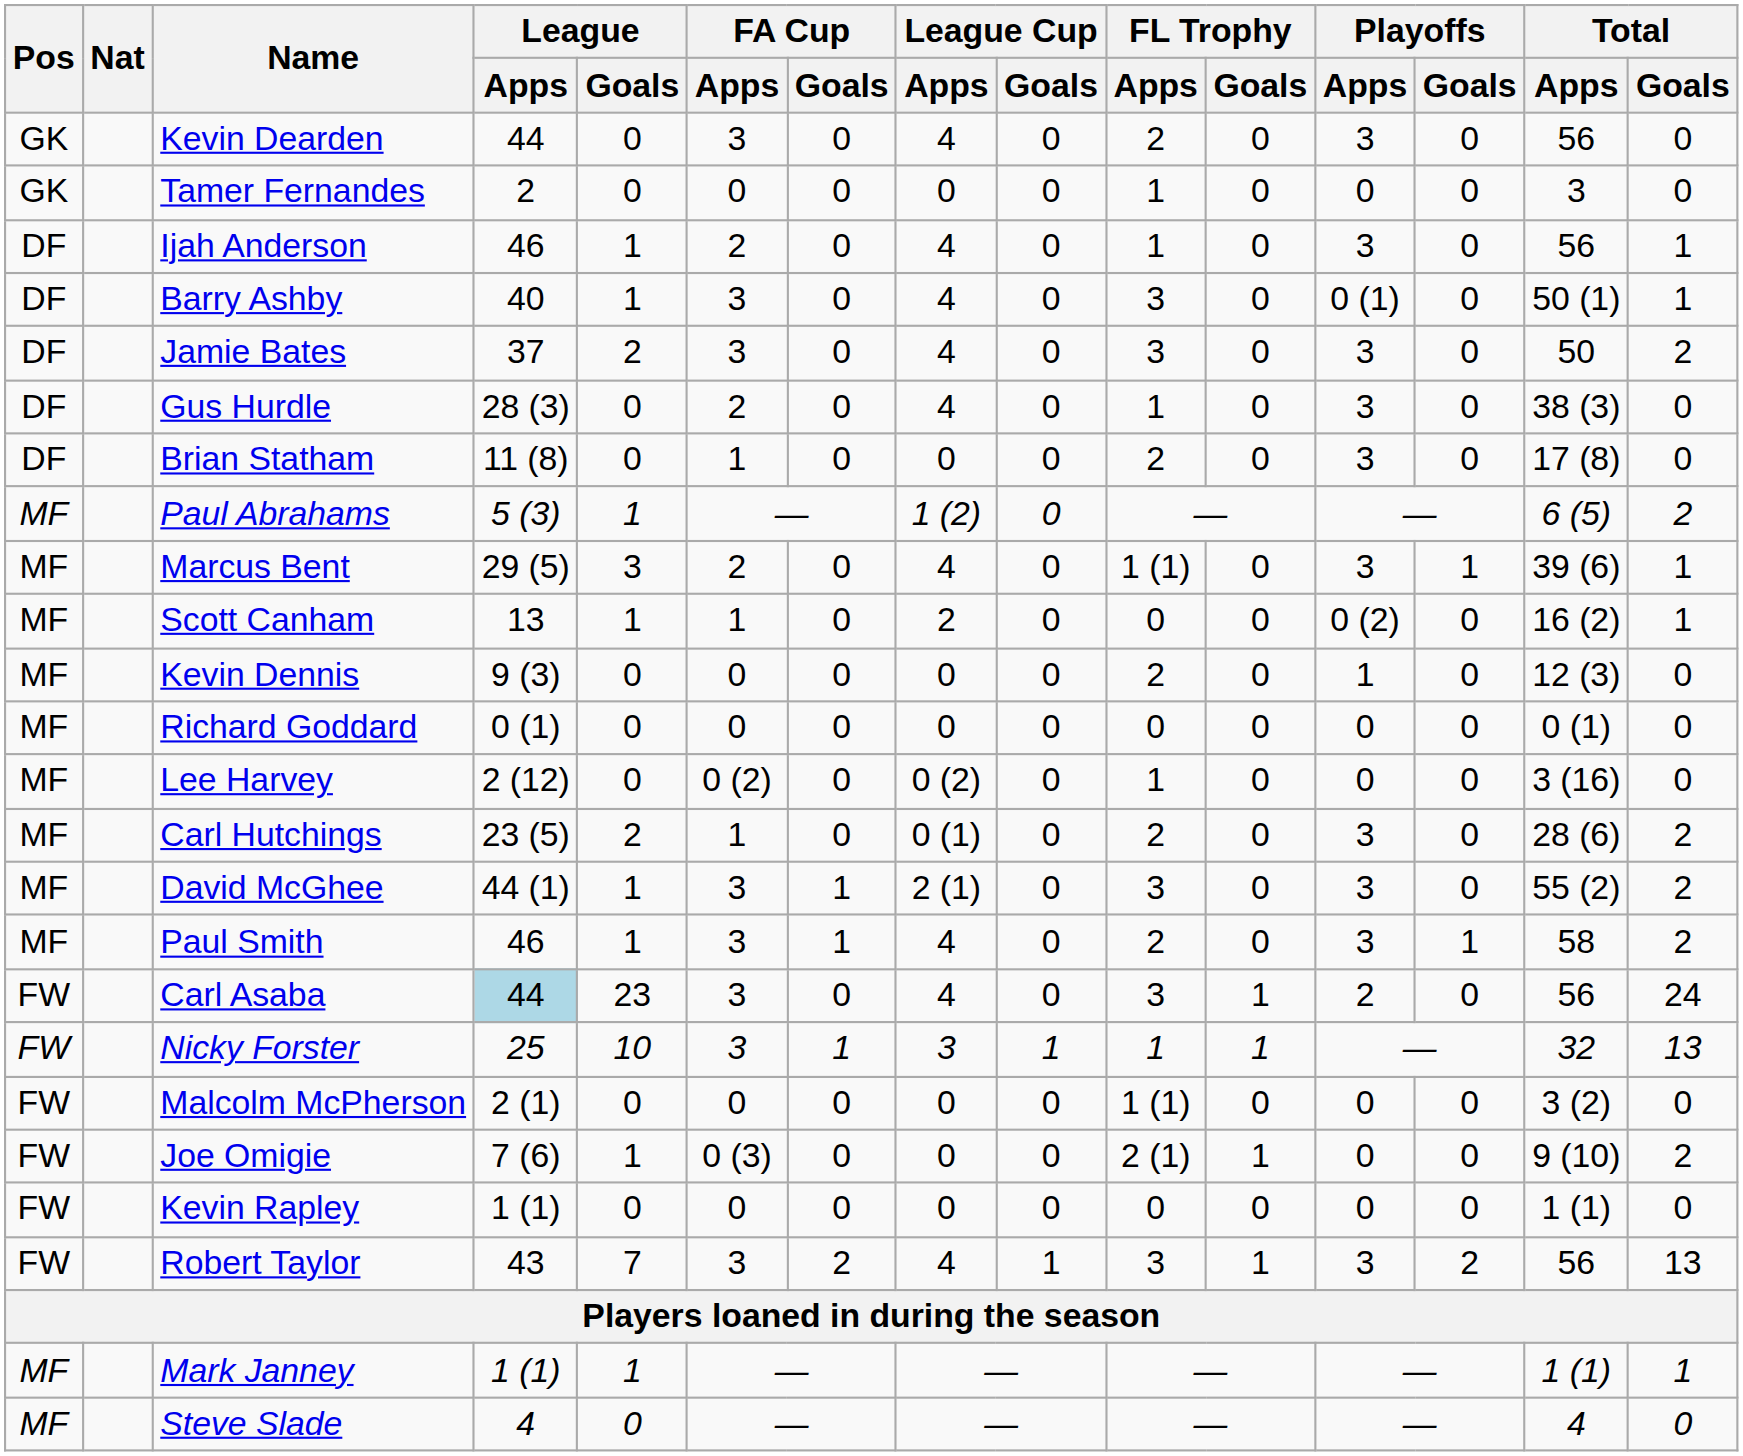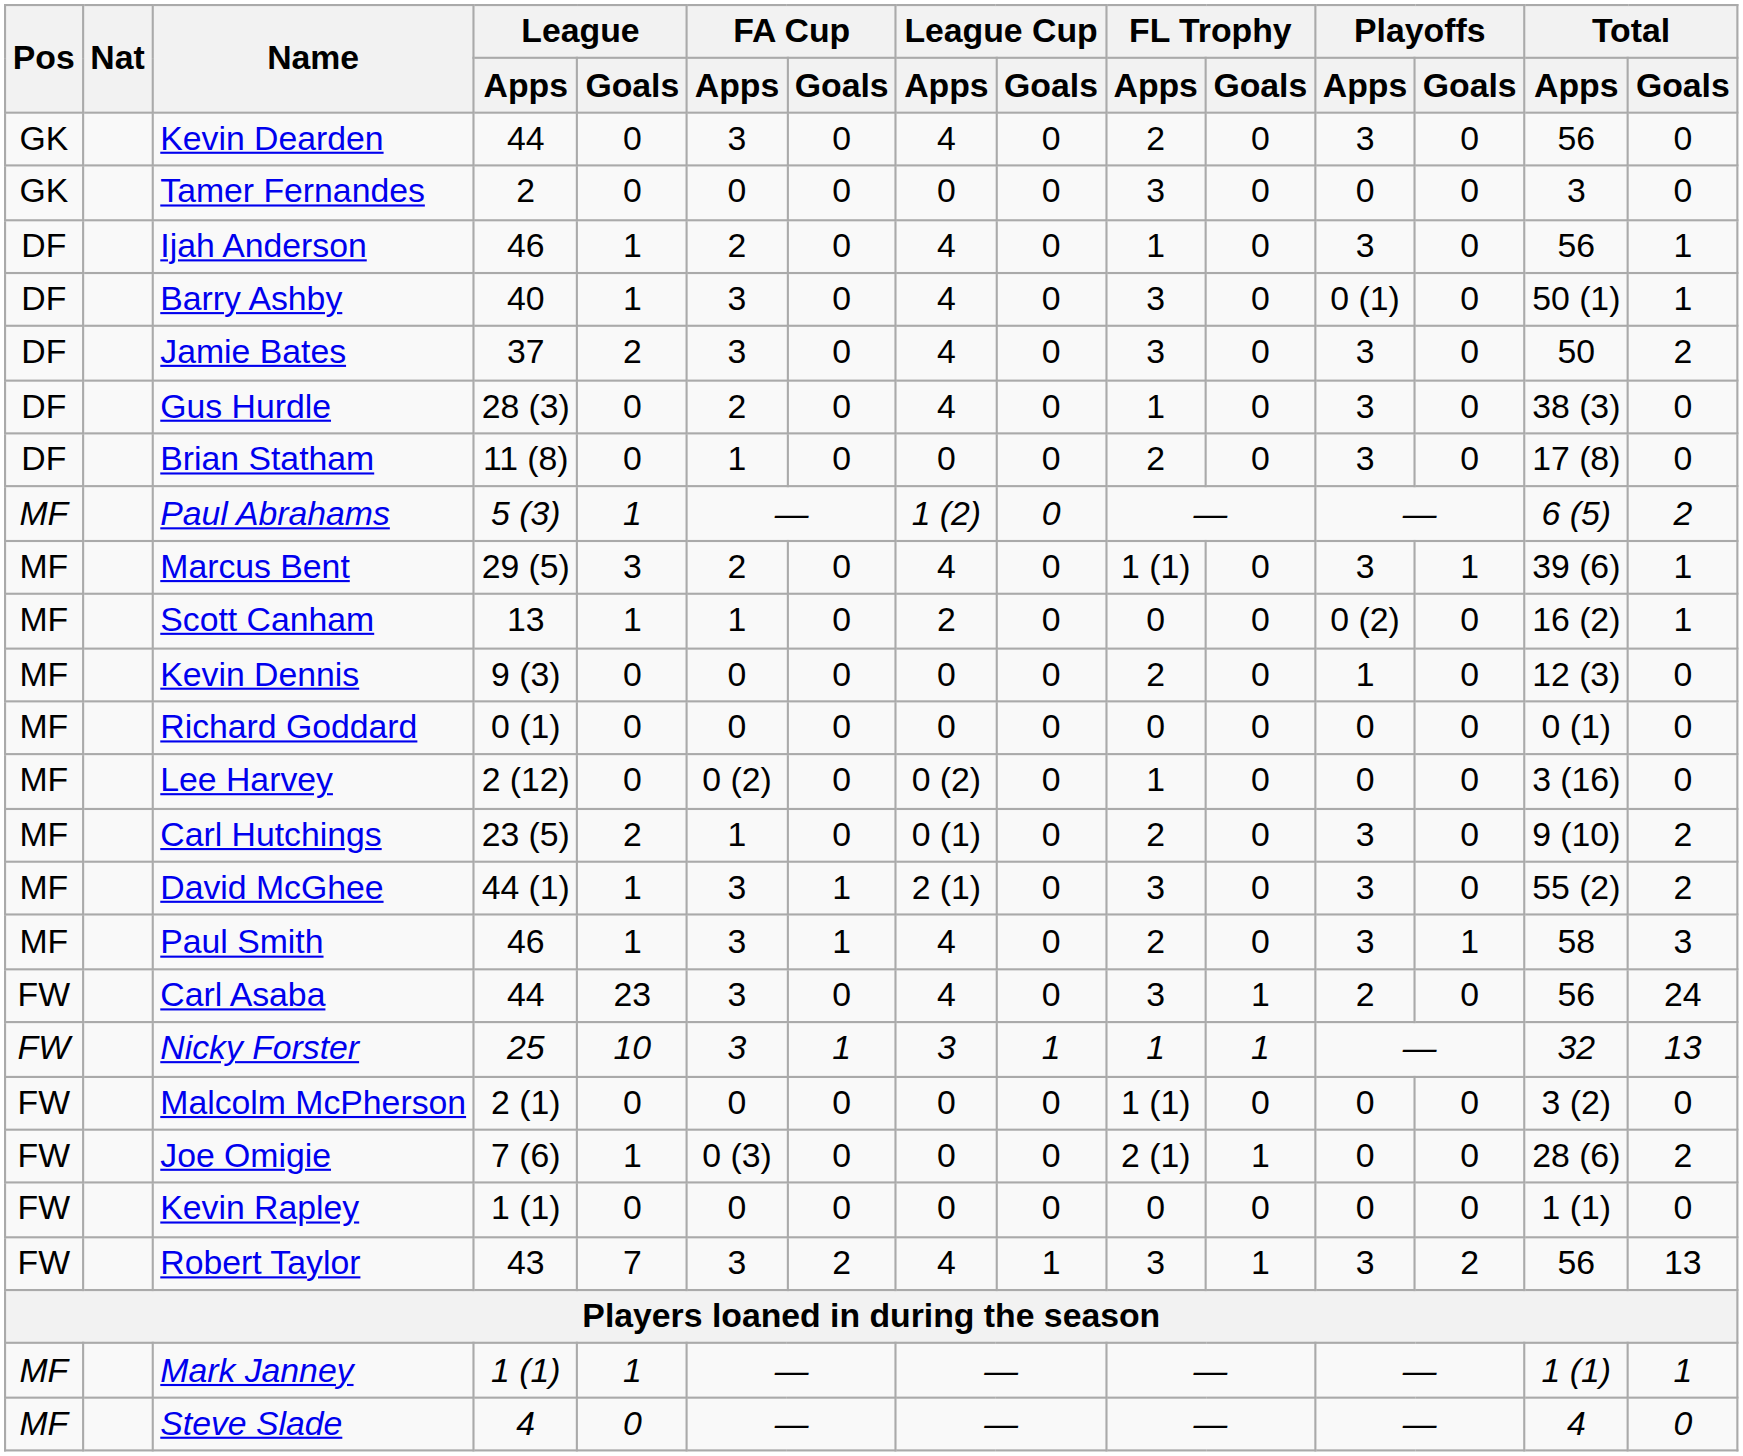(1156, 191) 1 -> (1156, 191) 3
(1576, 834) 28 (6) -> (1576, 834) 9 (10)
(1683, 941) 2 -> (1683, 941) 3
(526, 995) lightblue background -> (526, 995) no background
(1576, 1155) 9 (10) -> (1576, 1155) 28 (6)
